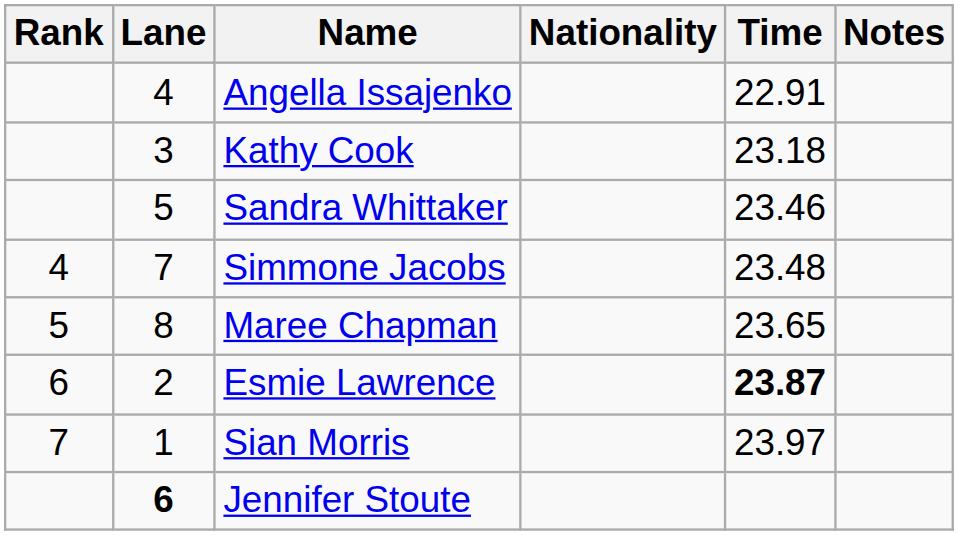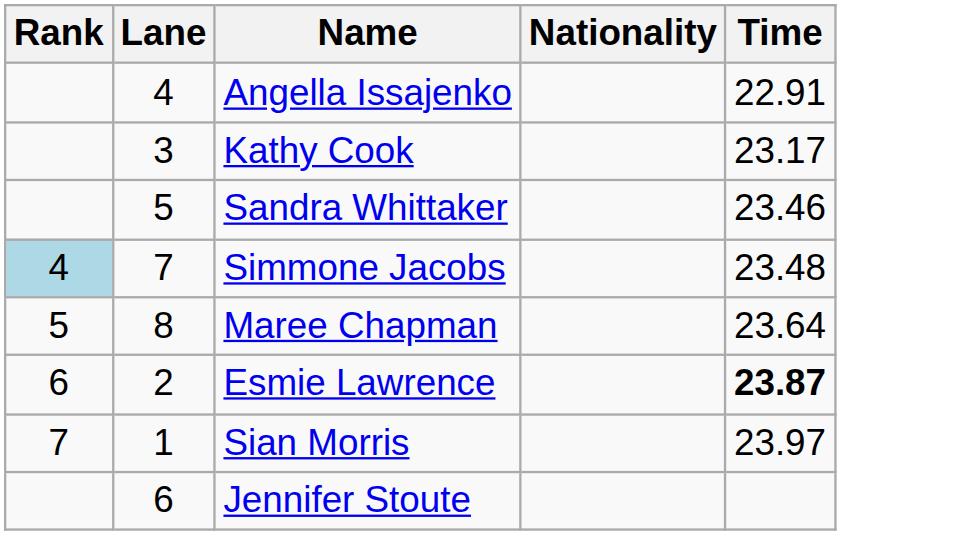- column: (894, 33)
(780, 150) 23.18 -> (780, 150) 23.17
(59, 267) no background -> (59, 267) lightblue background
(780, 325) 23.65 -> (780, 325) 23.64
(164, 500) bold -> (164, 500) normal
